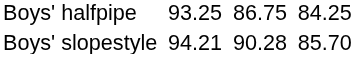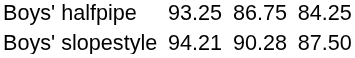(325, 42) 85.70 -> (325, 42) 87.50
